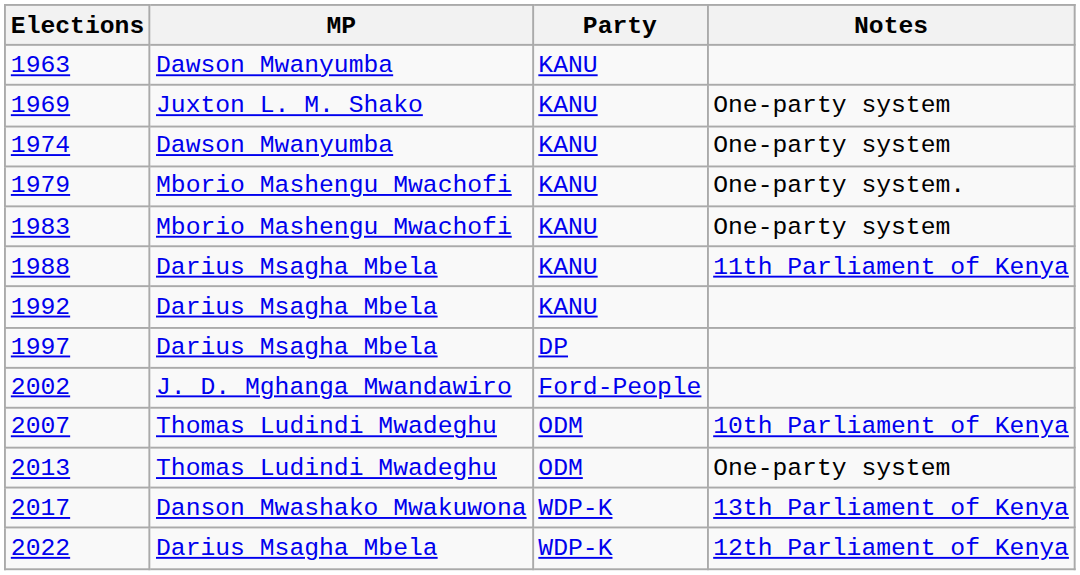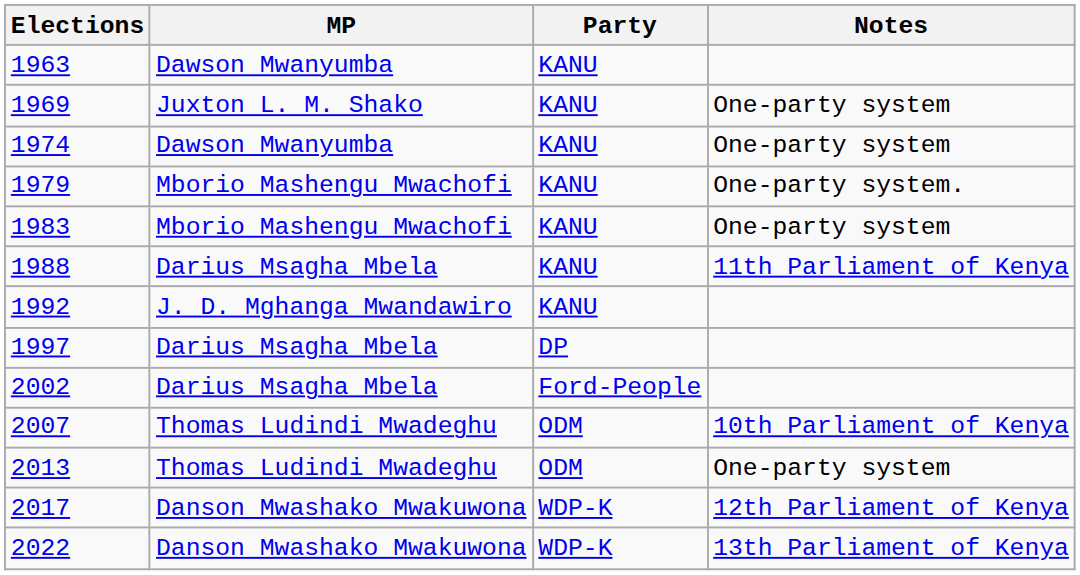(297, 307) Darius Msagha Mbela -> (334, 307) J. D. Mghanga Mwandawiro
(334, 387) J. D. Mghanga Mwandawiro -> (297, 387) Darius Msagha Mbela
(891, 508) 13th Parliament of Kenya -> (891, 508) 12th Parliament of Kenya
(297, 548) Darius Msagha Mbela -> (341, 548) Danson Mwashako Mwakuwona
(891, 548) 12th Parliament of Kenya -> (891, 548) 13th Parliament of Kenya
